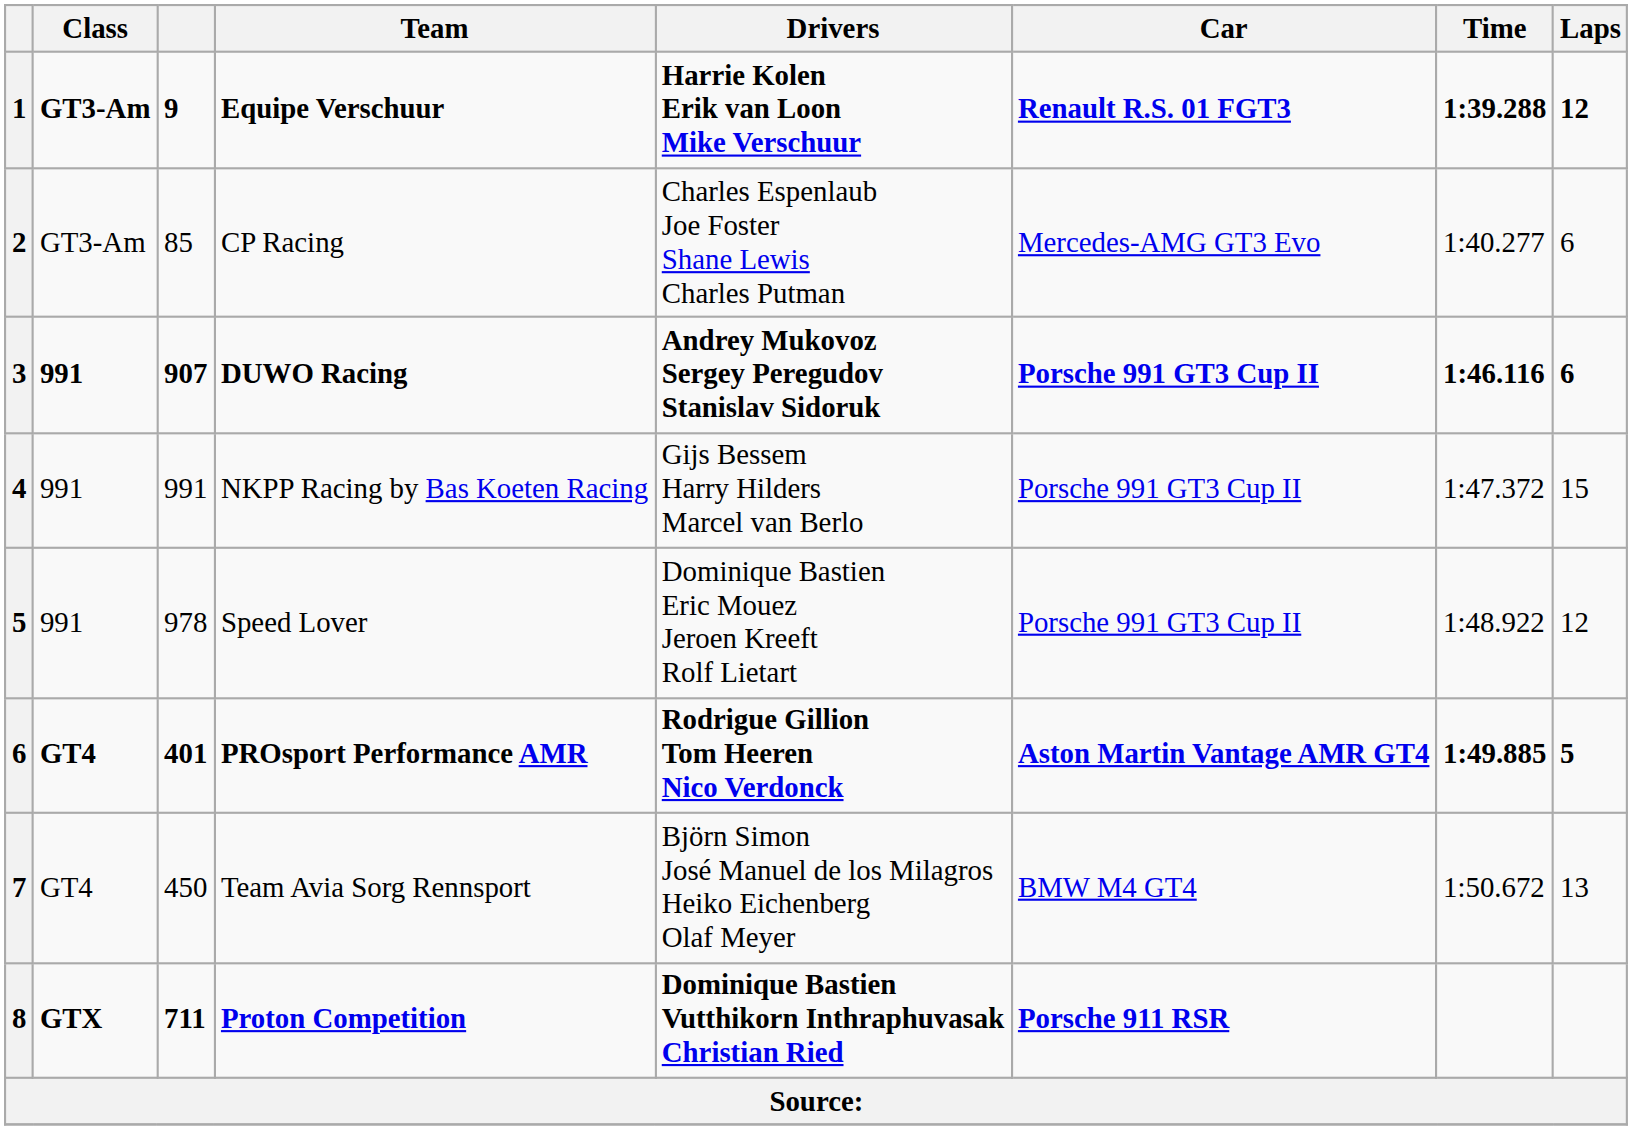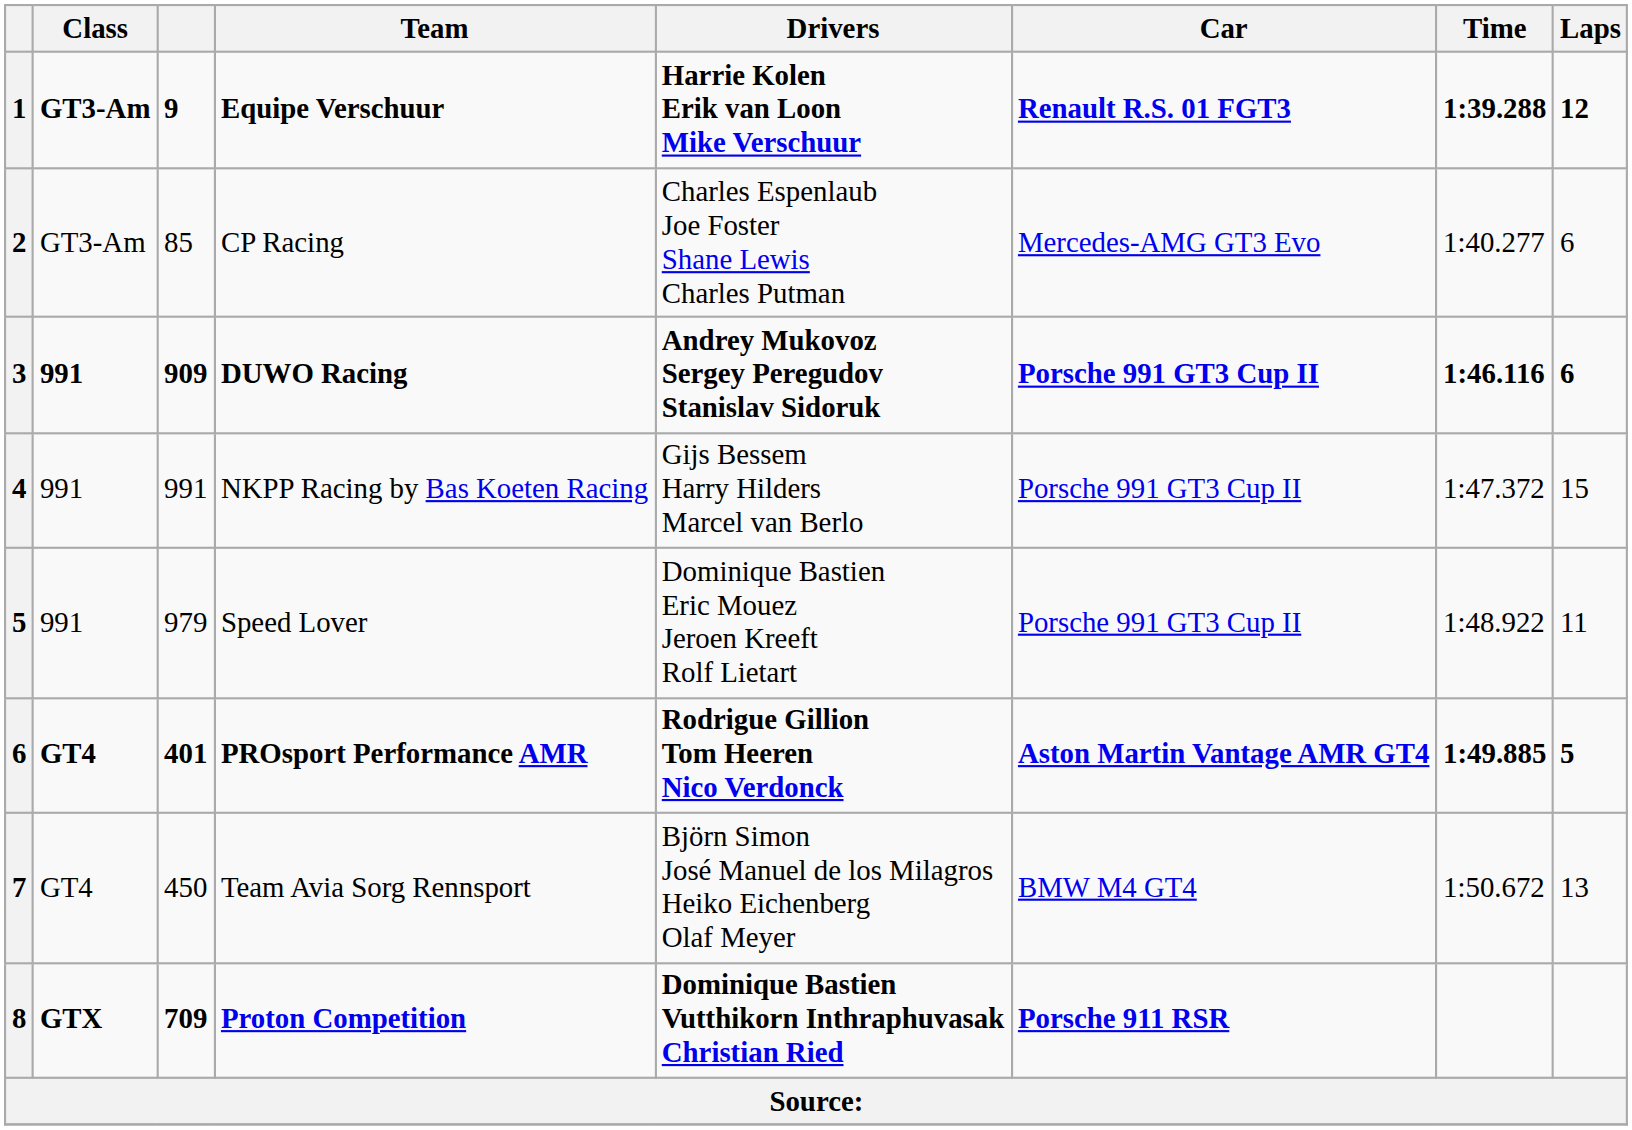(186, 374) 907 -> (186, 374) 909
(186, 621) 978 -> (186, 621) 979
(1574, 621) 12 -> (1574, 621) 11
(185, 1018) 711 -> (186, 1018) 709
